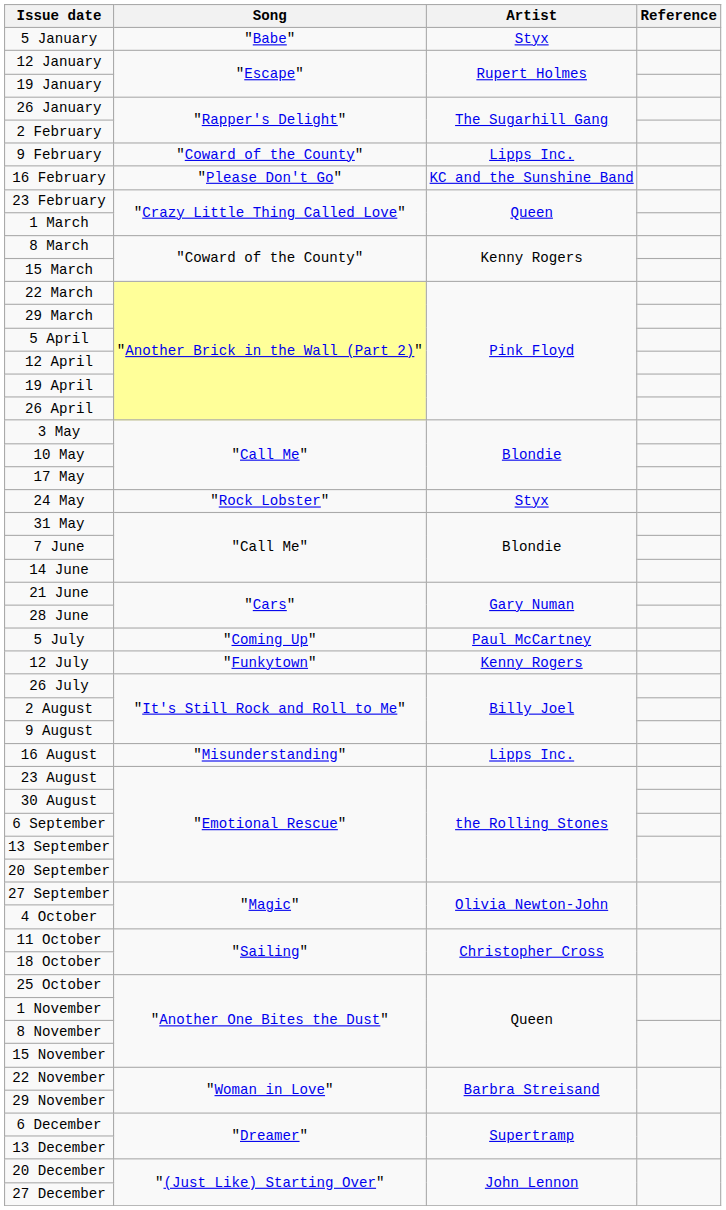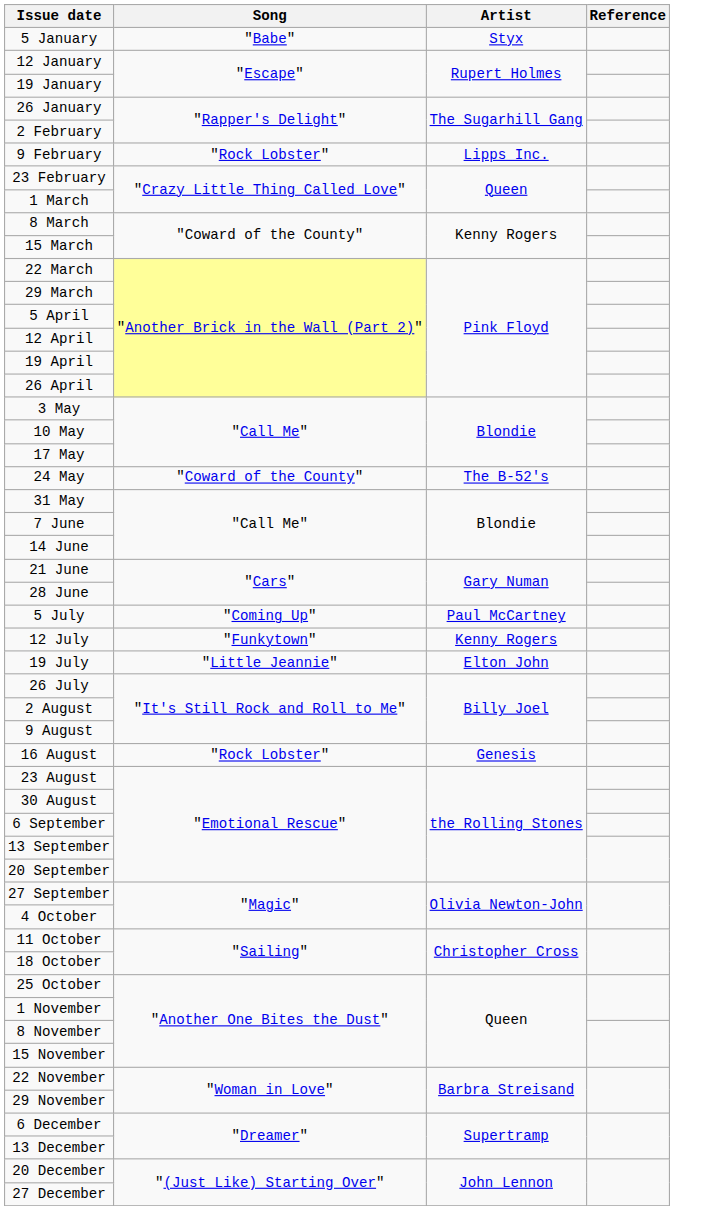(270, 155) "Coward of the County" -> (270, 155) "Rock Lobster"
- row: (59, 178)
(270, 501) "Rock Lobster" -> (270, 478) "Coward of the County"
(532, 501) Styx -> (506, 478) The B-52's
+ row: (59, 663)
(270, 755) "Misunderstanding" -> (270, 755) "Rock Lobster"
(532, 755) Lipps Inc. -> (506, 755) Genesis
